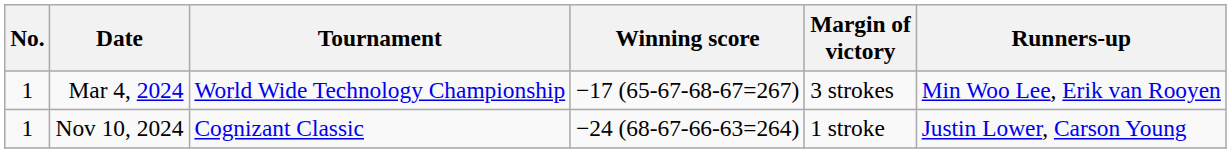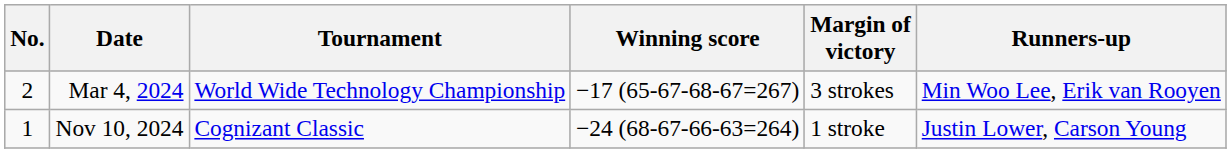(27, 90) 1 -> (27, 90) 2
